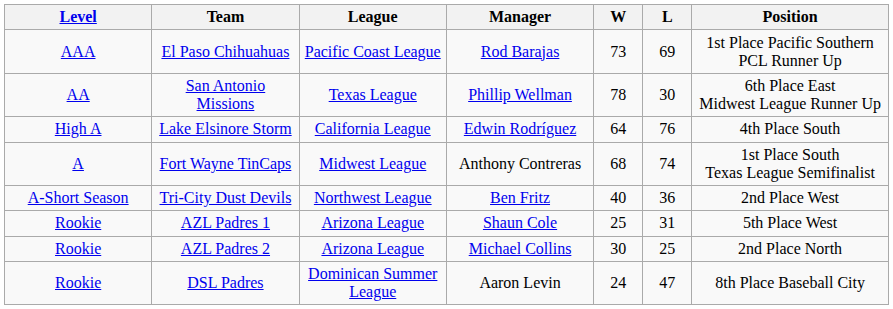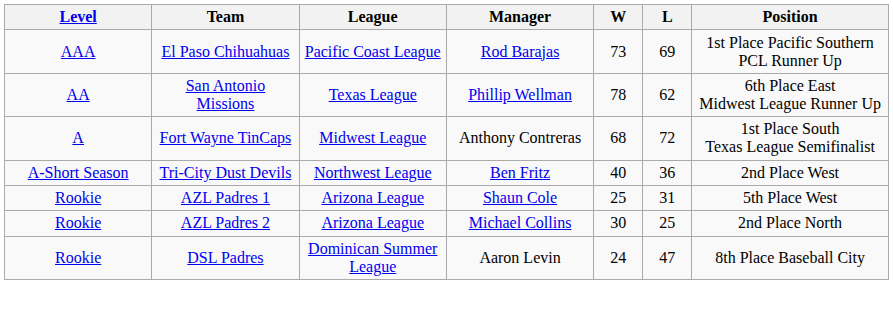(667, 94) 30 -> (667, 94) 62
- row: (225, 129)
(667, 163) 74 -> (667, 138) 72
